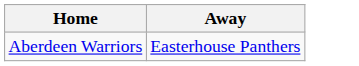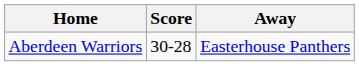+ column: (171, 18)
